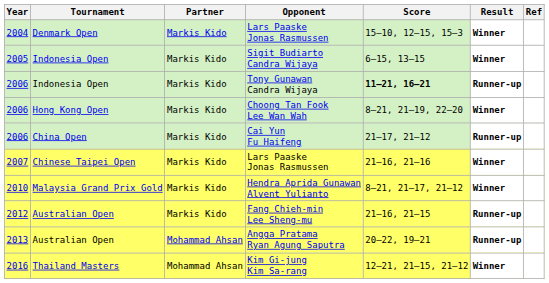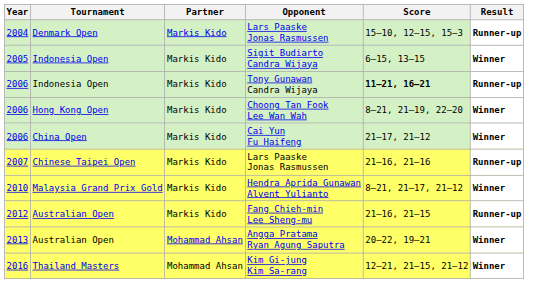- column: (534, 12)
(489, 32) Winner -> (497, 32) Runner-up
(497, 136) Runner-up -> (489, 136) Winner
(489, 162) Winner -> (497, 162) Runner-up
(497, 239) Runner-up -> (489, 239) Winner
